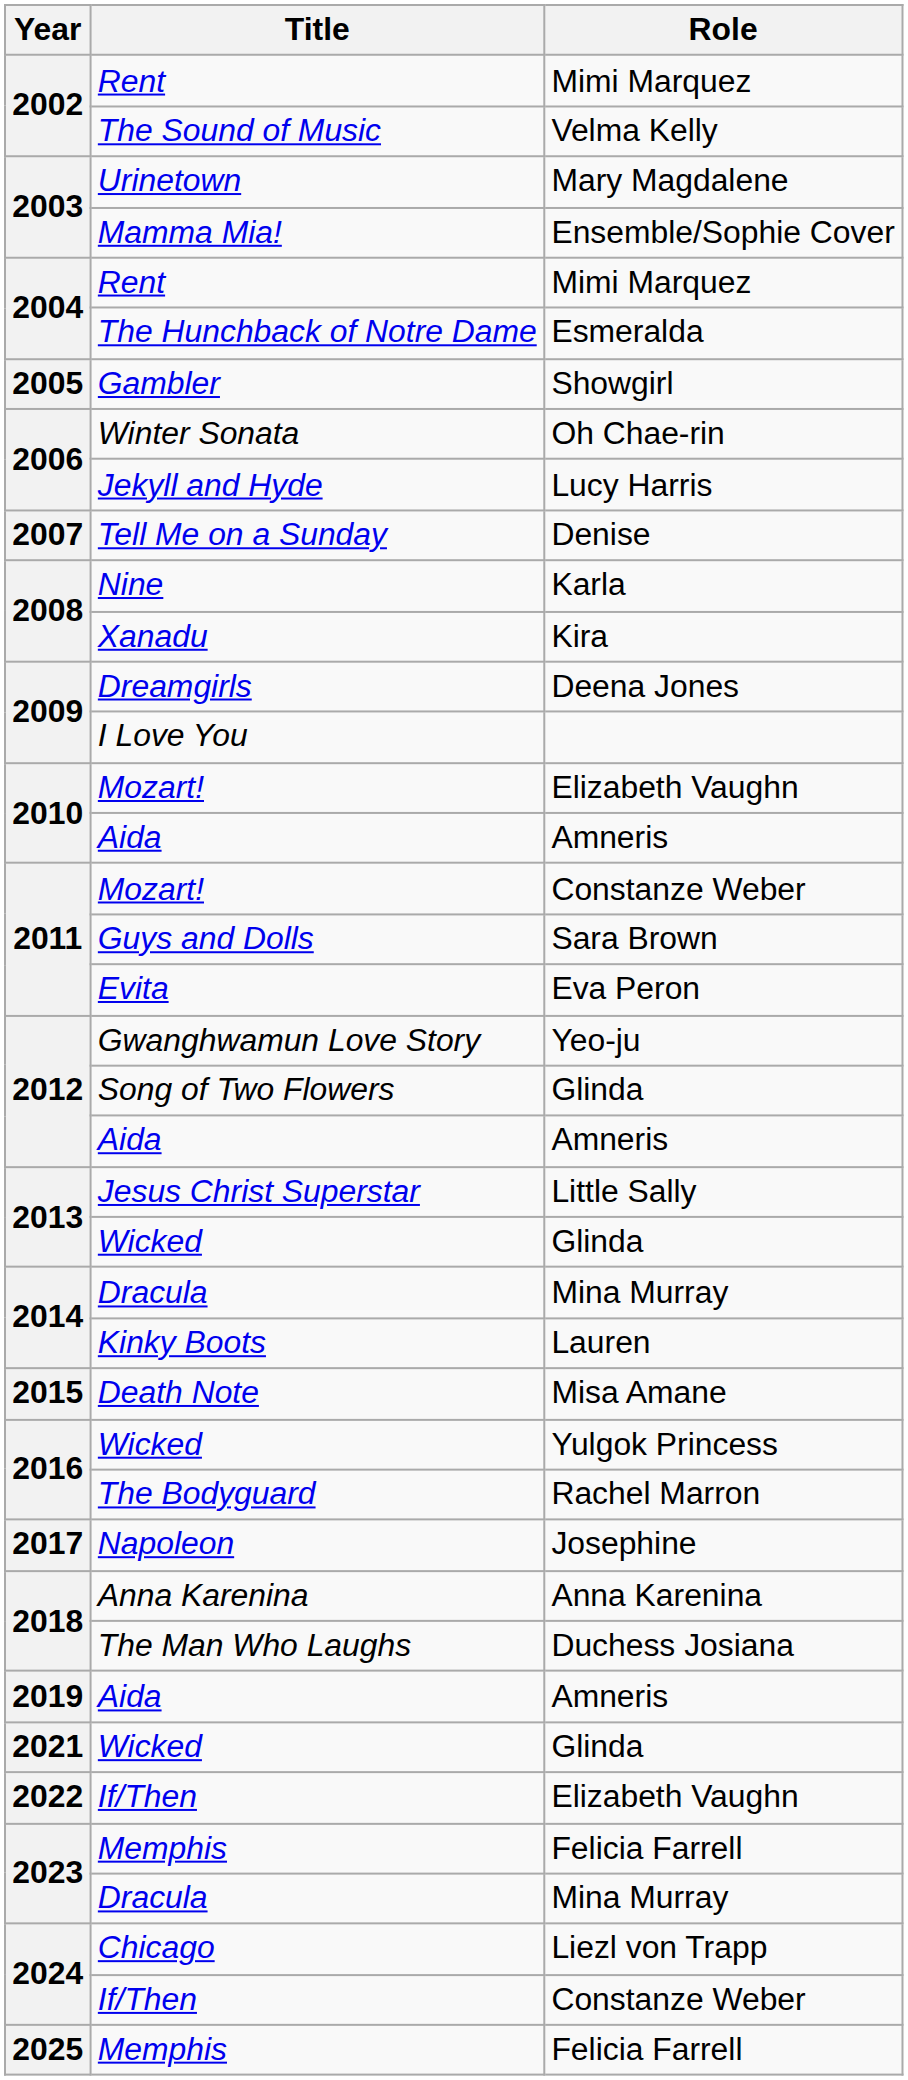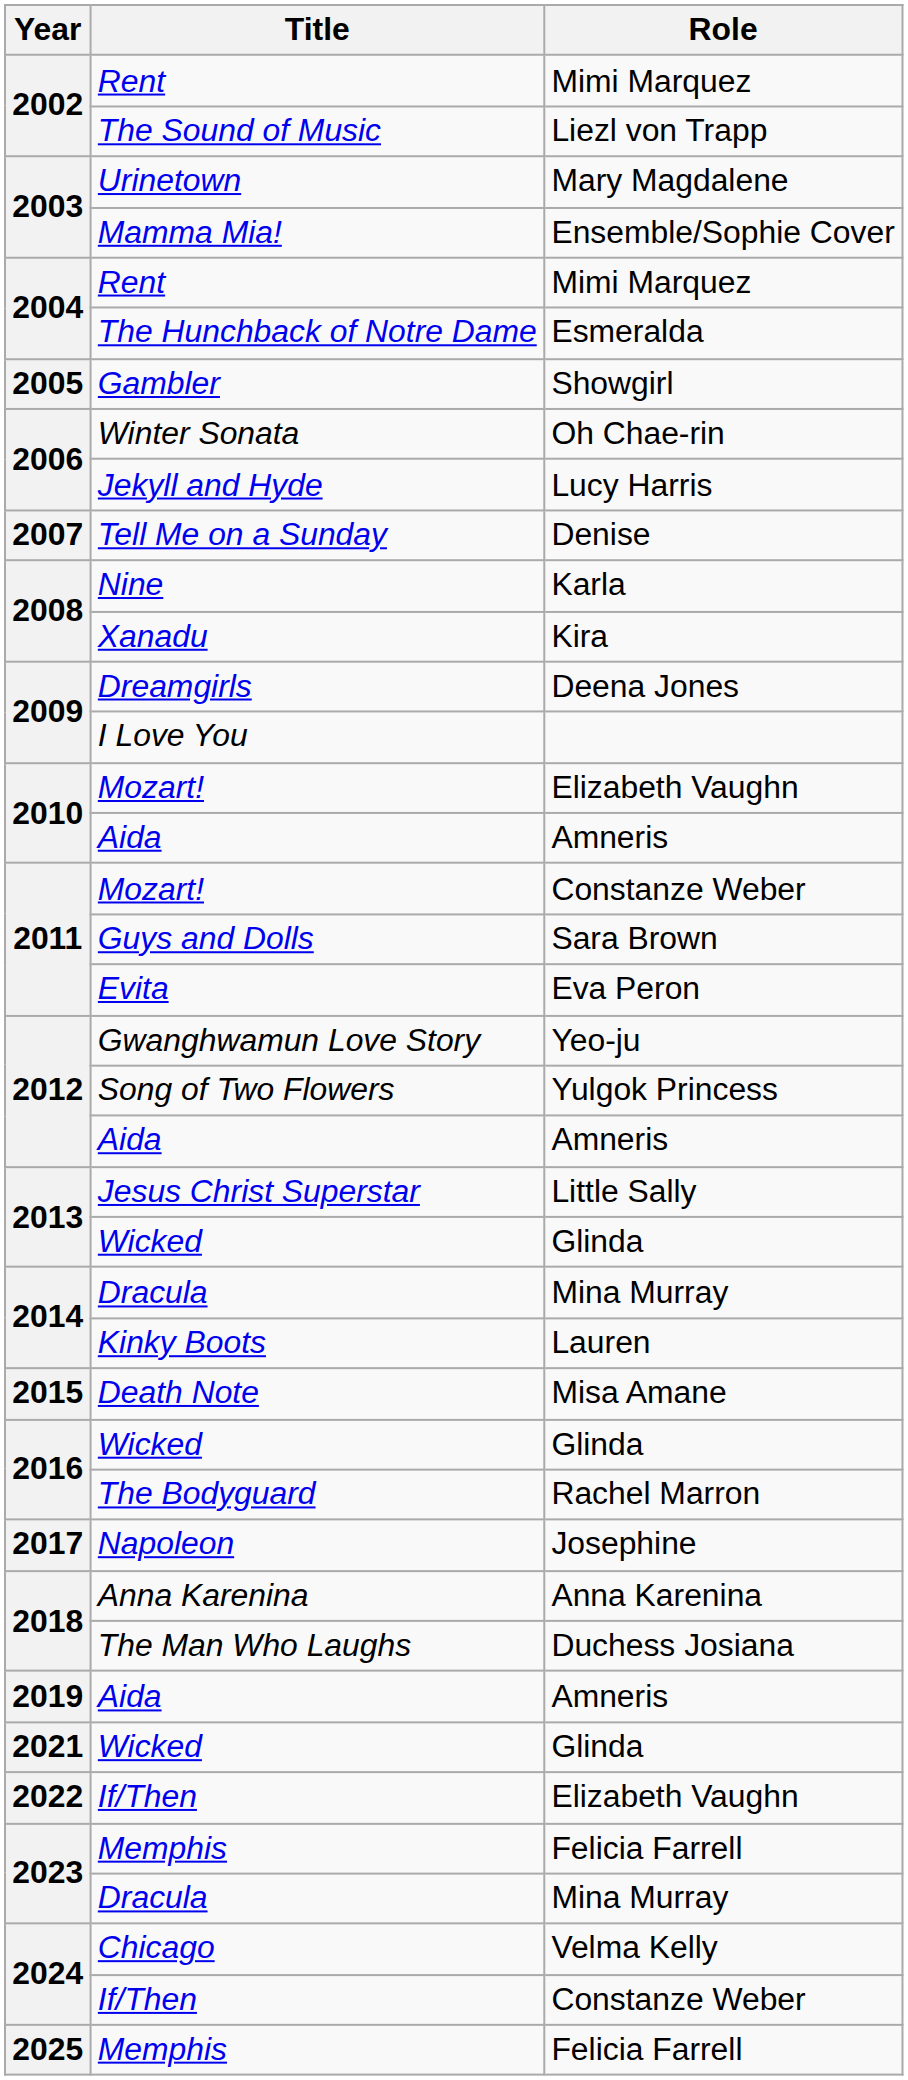(635, 130) Velma Kelly -> (659, 130) Liezl von Trapp
(597, 1090) Glinda -> (665, 1090) Yulgok Princess
(665, 1443) Yulgok Princess -> (597, 1443) Glinda
(659, 1948) Liezl von Trapp -> (635, 1948) Velma Kelly
